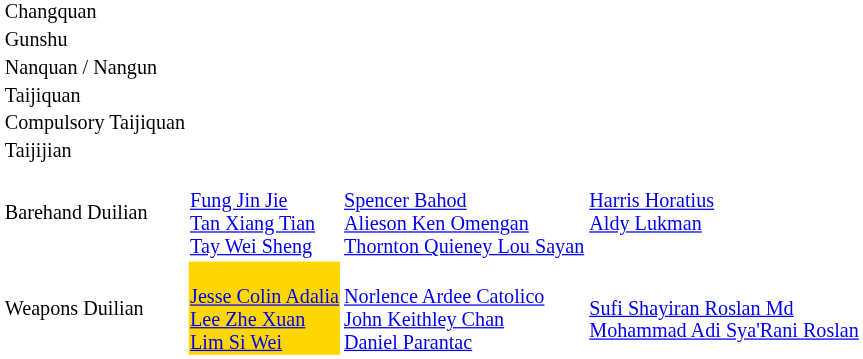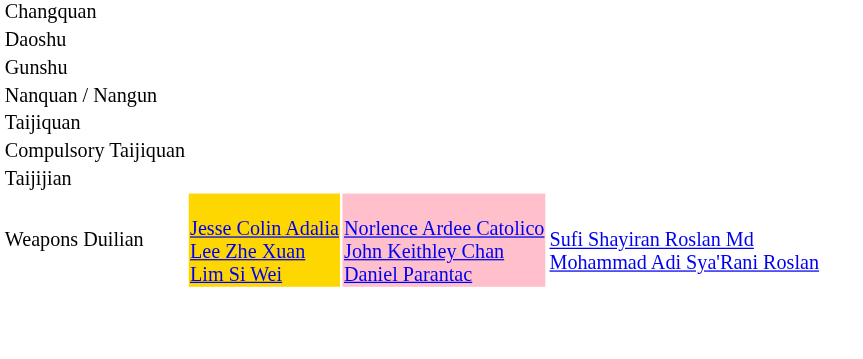+ row: (36, 39)
- row: (76, 212)
(444, 319) no background -> (444, 251) pink background
